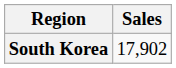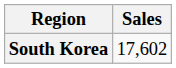(142, 48) 17,902 -> (142, 48) 17,602
